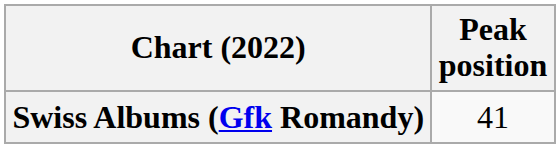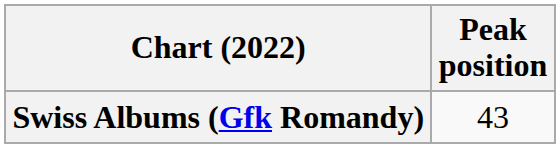(493, 116) 41 -> (493, 116) 43
